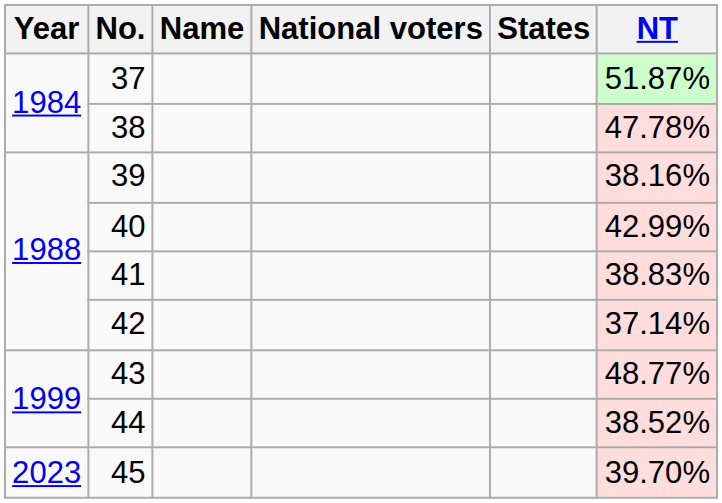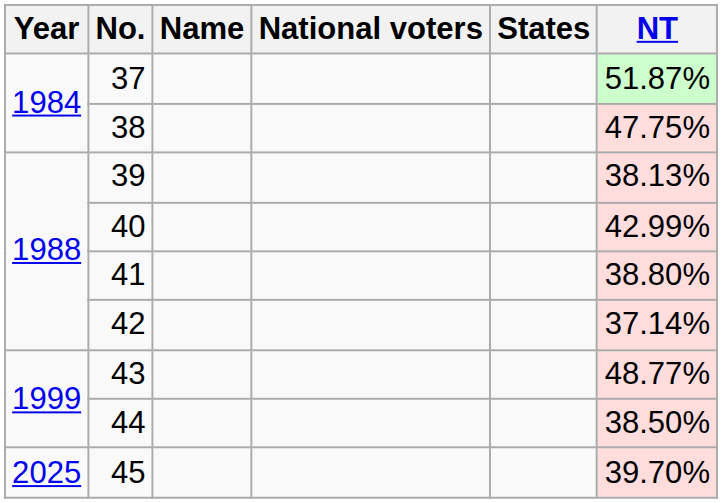(657, 127) 47.78% -> (657, 127) 47.75%
(657, 176) 38.16% -> (657, 176) 38.13%
(657, 275) 38.83% -> (657, 275) 38.80%
(657, 422) 38.52% -> (657, 422) 38.50%
(47, 472) 2023 -> (47, 472) 2025
